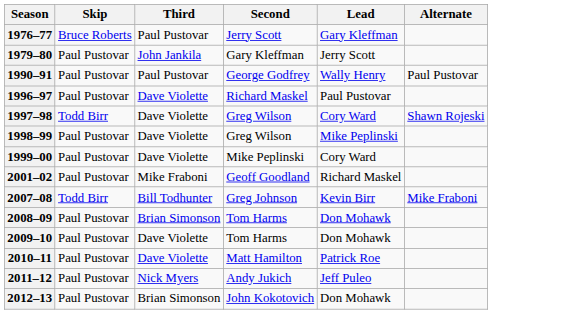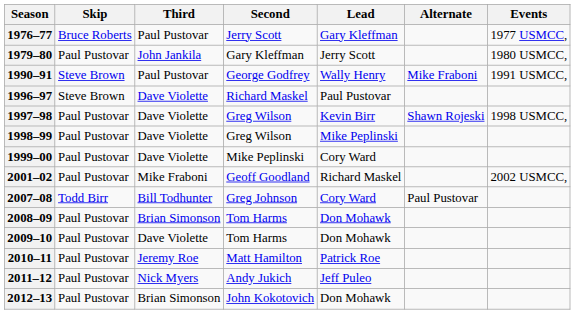+ column: (529, 14)
(93, 75) Paul Pustovar -> (91, 75) Steve Brown
(443, 75) Paul Pustovar -> (442, 75) Mike Fraboni
(93, 95) Paul Pustovar -> (91, 95) Steve Brown
(83, 116) Todd Birr -> (93, 116) Paul Pustovar
(348, 116) Cory Ward -> (348, 116) Kevin Birr
(348, 197) Kevin Birr -> (348, 197) Cory Ward
(442, 197) Mike Fraboni -> (443, 197) Paul Pustovar
(173, 258) Dave Violette -> (168, 258) Jeremy Roe
